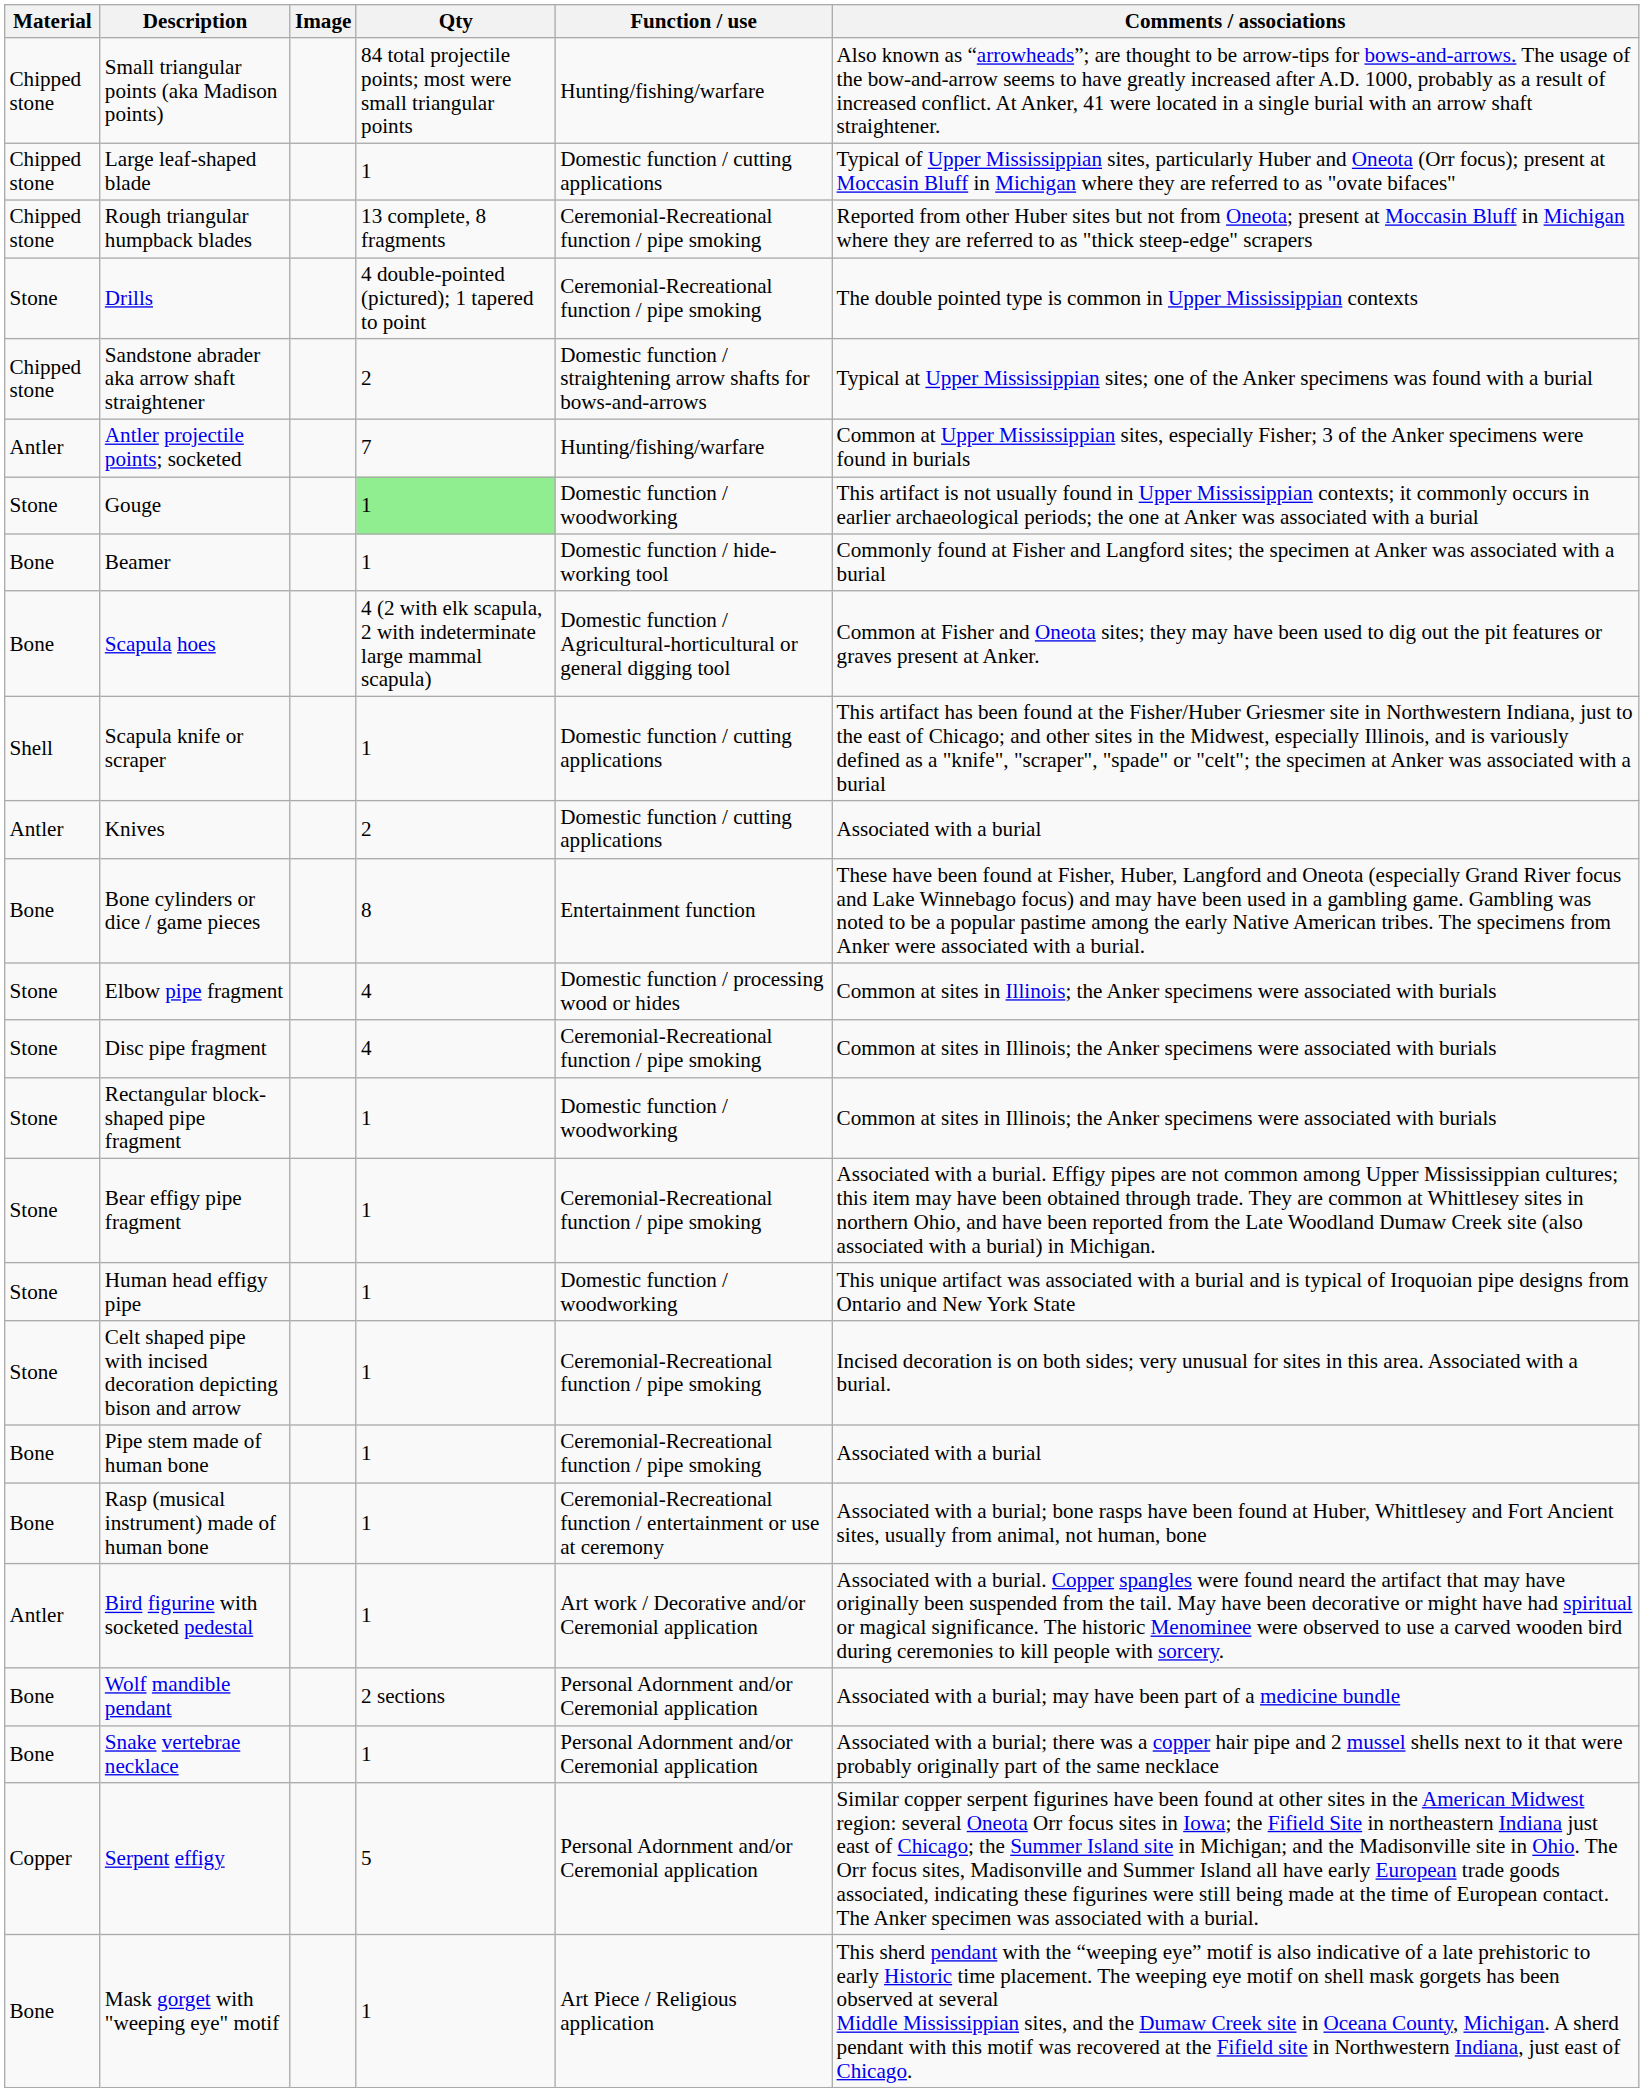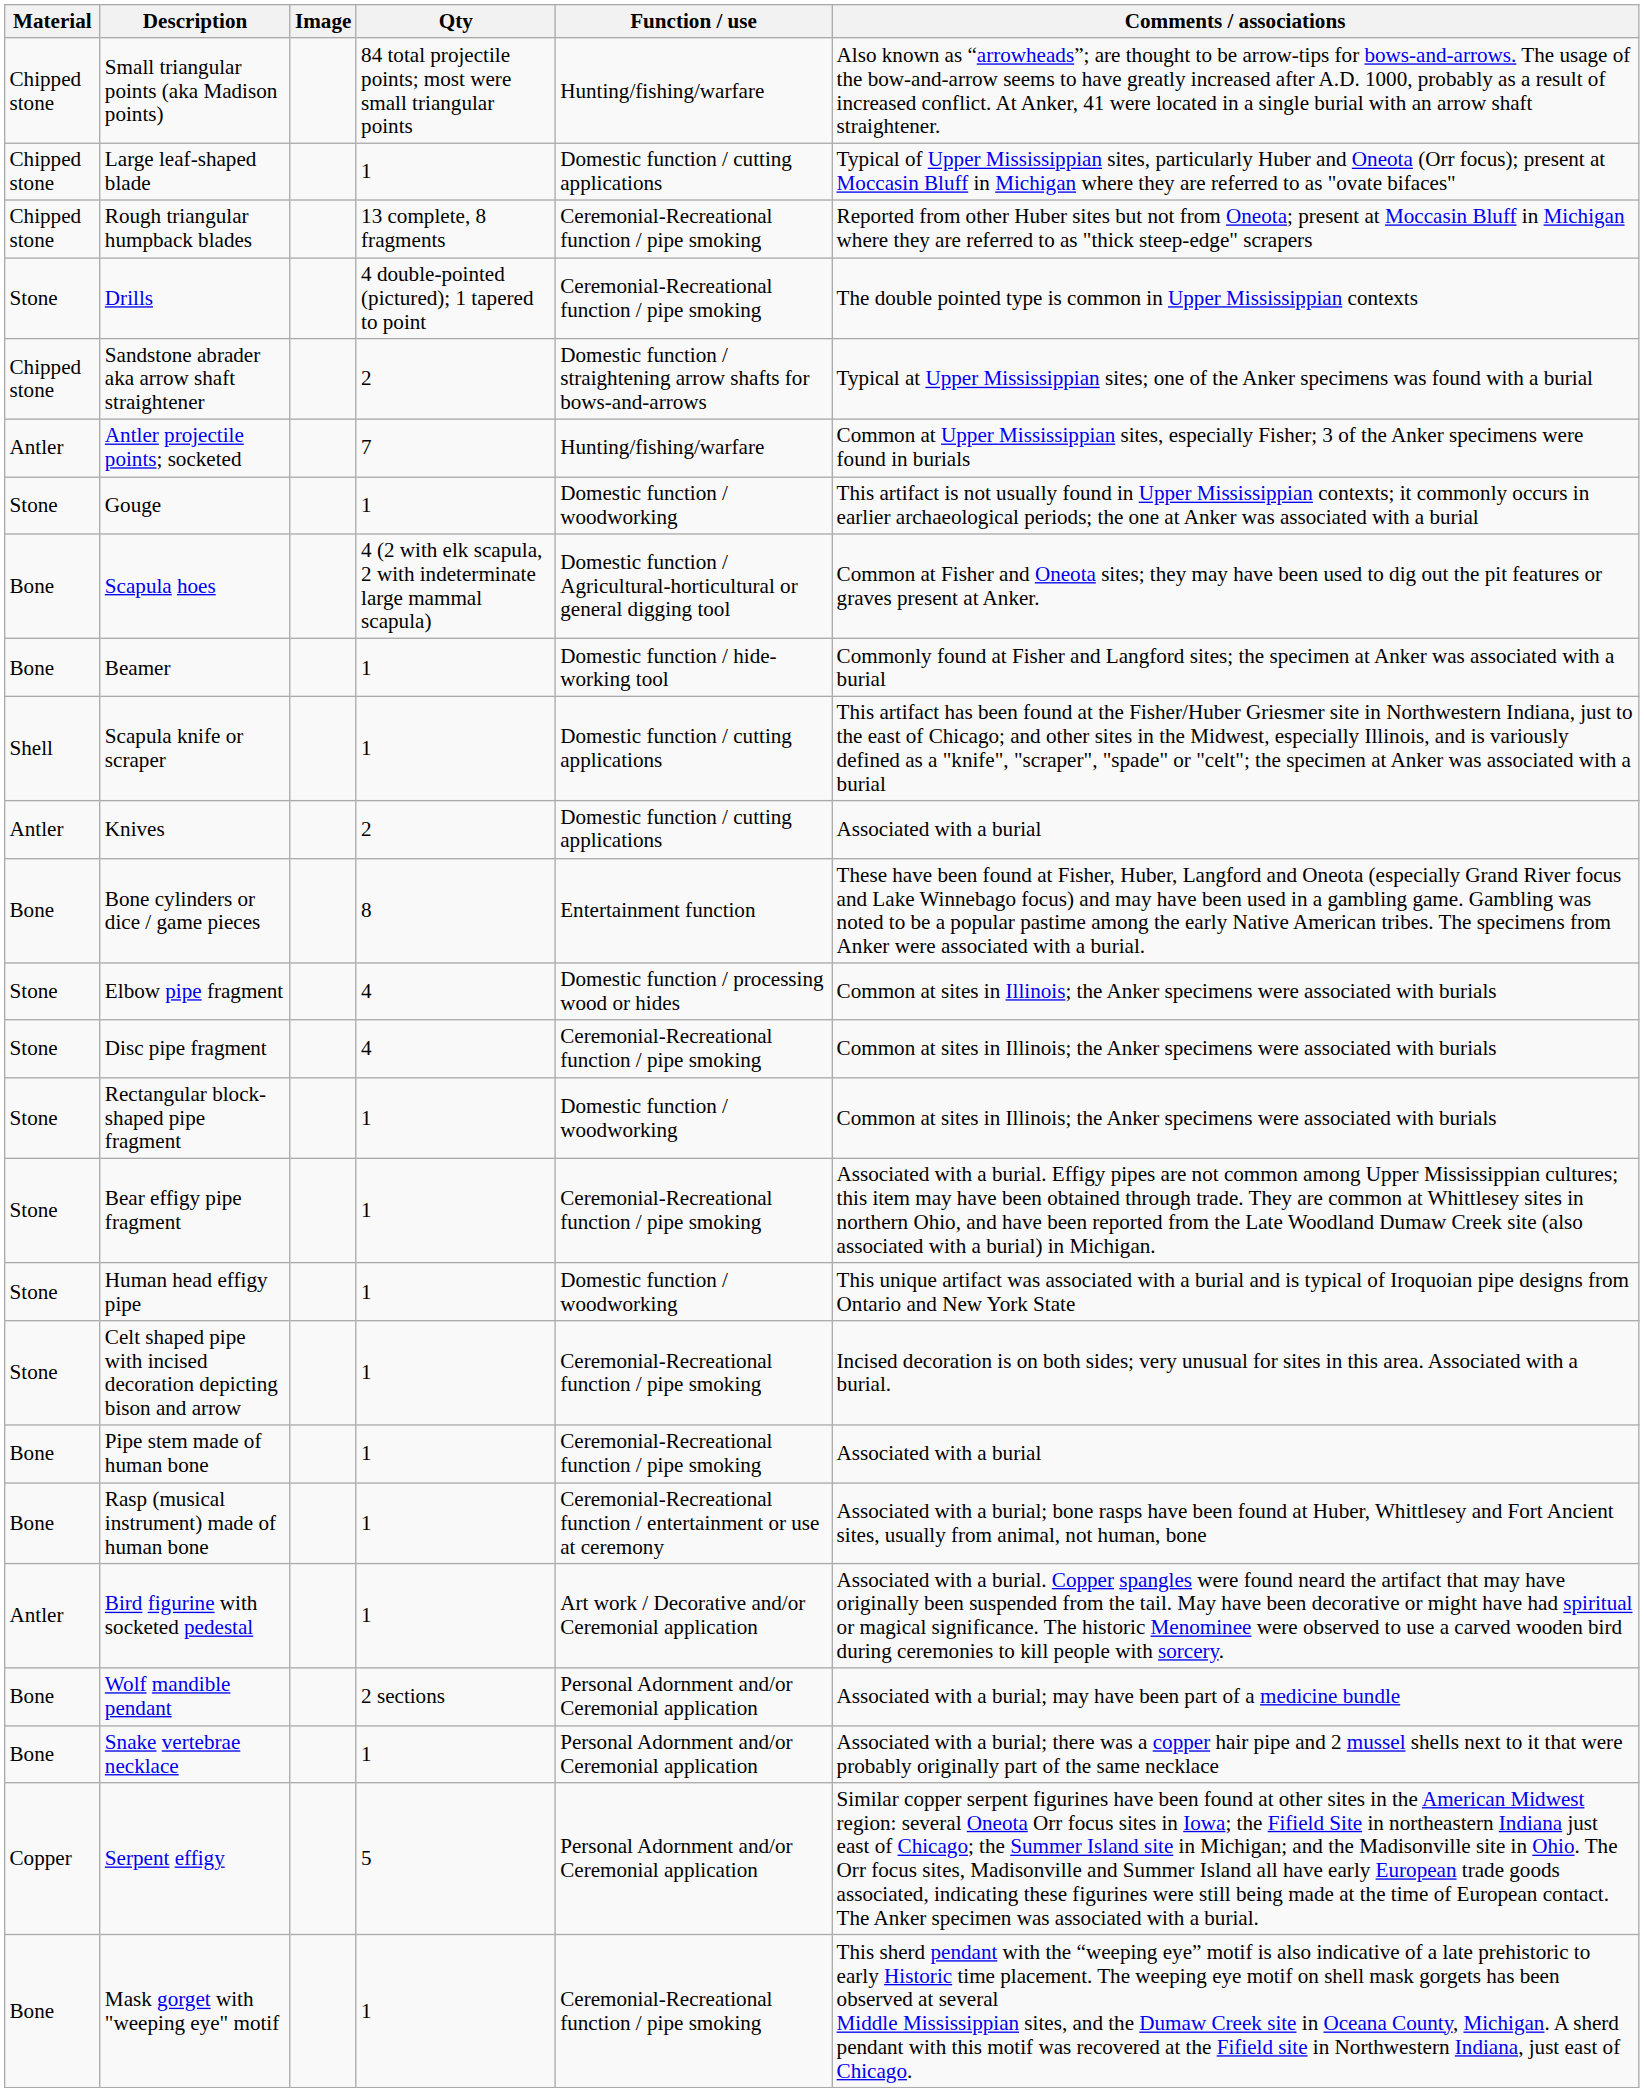(366, 505) lightgreen background -> (366, 505) no background
rows swapped: (138, 562) <-> (160, 643)
(648, 2010) Art Piece / Religious application -> (666, 2010) Ceremonial-Recreational function / pipe smoking
